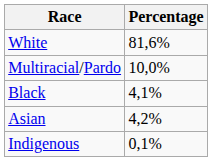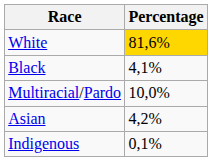(149, 42) no background -> (149, 42) gold background
rows swapped: (27, 93) <-> (65, 67)
